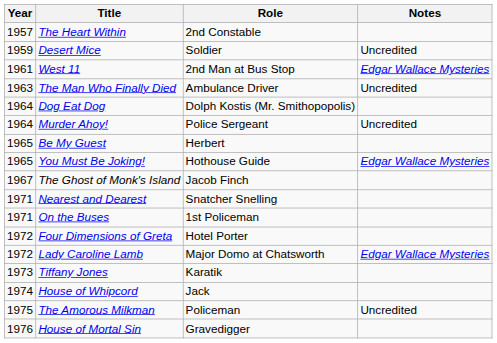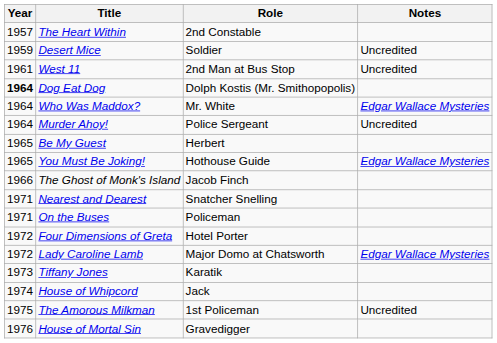(425, 69) Edgar Wallace Mysteries -> (389, 69) Uncredited
- row: (107, 87)
(20, 106) normal -> (20, 87) bold
+ row: (89, 106)
(20, 180) 1967 -> (20, 180) 1966
(222, 217) 1st Policeman -> (213, 217) Policeman
(213, 310) Policeman -> (222, 310) 1st Policeman
